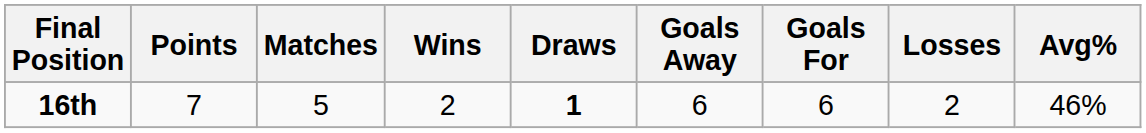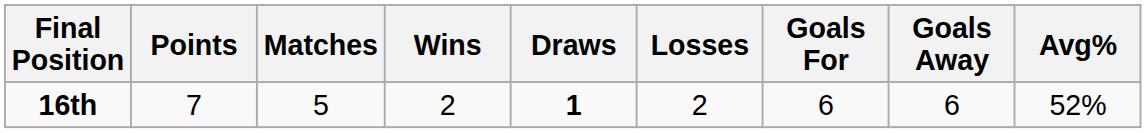columns swapped: (952, 44) <-> (700, 44)
(1078, 105) 46% -> (1078, 105) 52%
